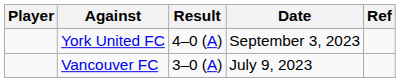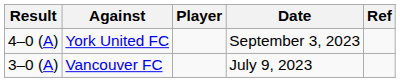columns swapped: (31, 16) <-> (197, 16)
